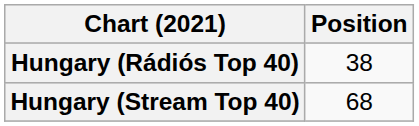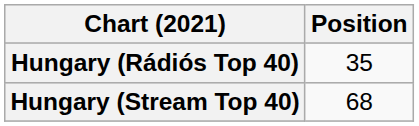(359, 62) 38 -> (359, 62) 35
